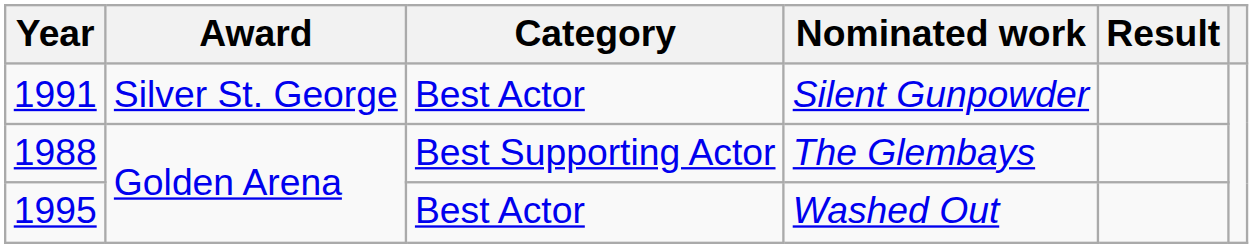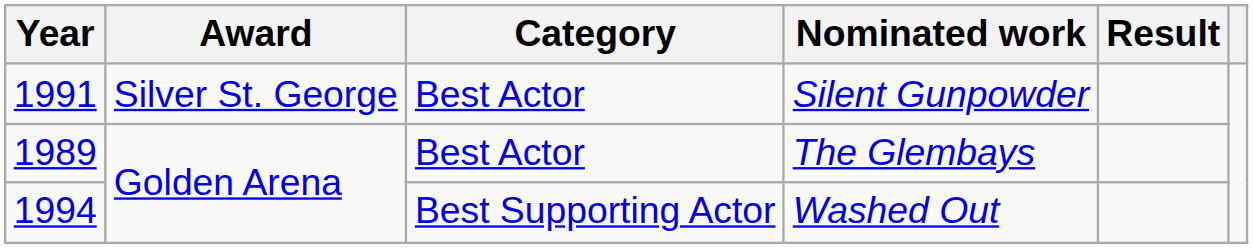(55, 152) 1988 -> (55, 152) 1989
(595, 152) Best Supporting Actor -> (500, 152) Best Actor
(55, 211) 1995 -> (55, 211) 1994
(500, 211) Best Actor -> (595, 211) Best Supporting Actor
